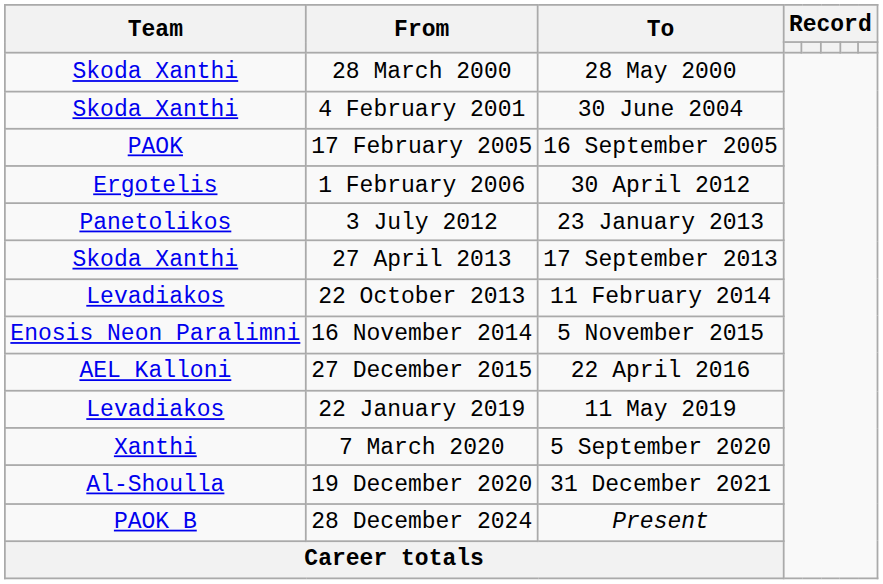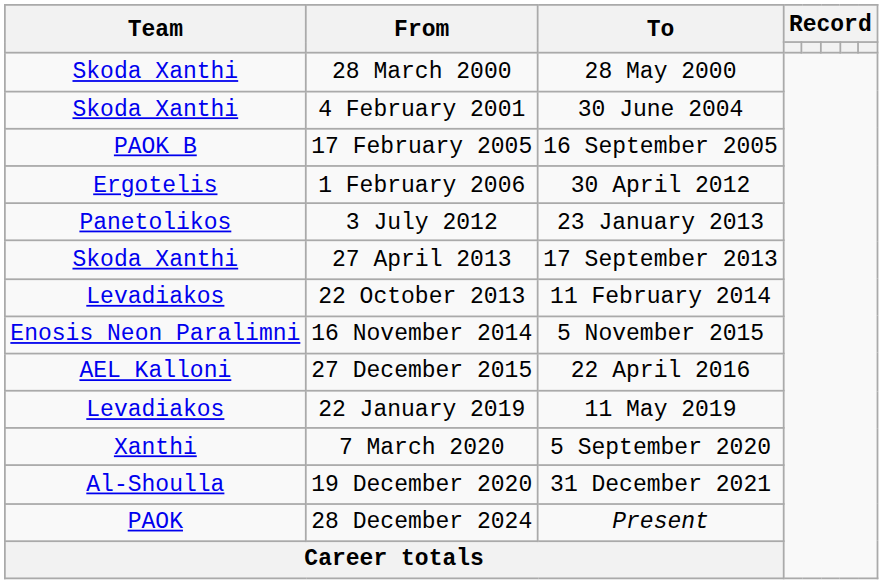(155, 147) PAOK -> (155, 147) PAOK B
(155, 522) PAOK B -> (155, 522) PAOK
